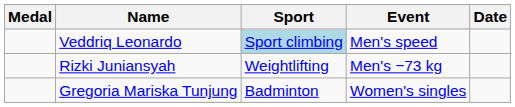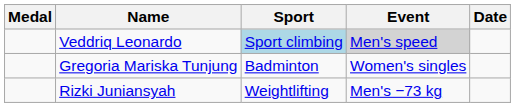(394, 42) no background -> (394, 42) lightgrey background
rows swapped: (117, 66) <-> (148, 91)
